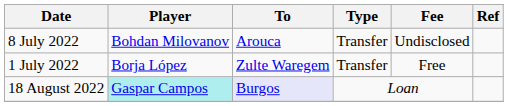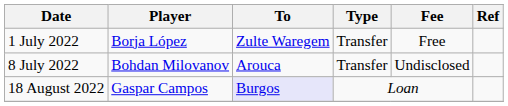rows swapped: (43, 64) <-> (43, 40)
(160, 88) paleturquoise background -> (160, 88) no background
